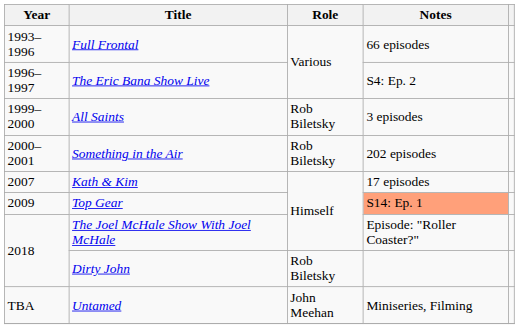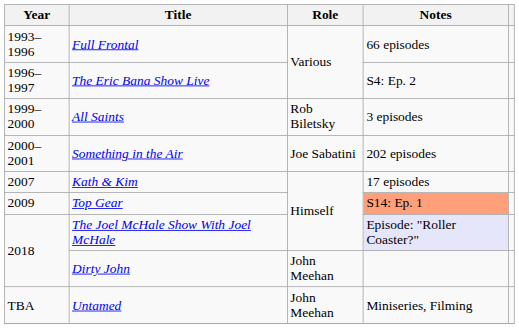(313, 153) Rob Biletsky -> (323, 153) Joe Sabatini
(411, 232) no background -> (411, 232) lavender background
(313, 268) Rob Biletsky -> (312, 268) John Meehan
